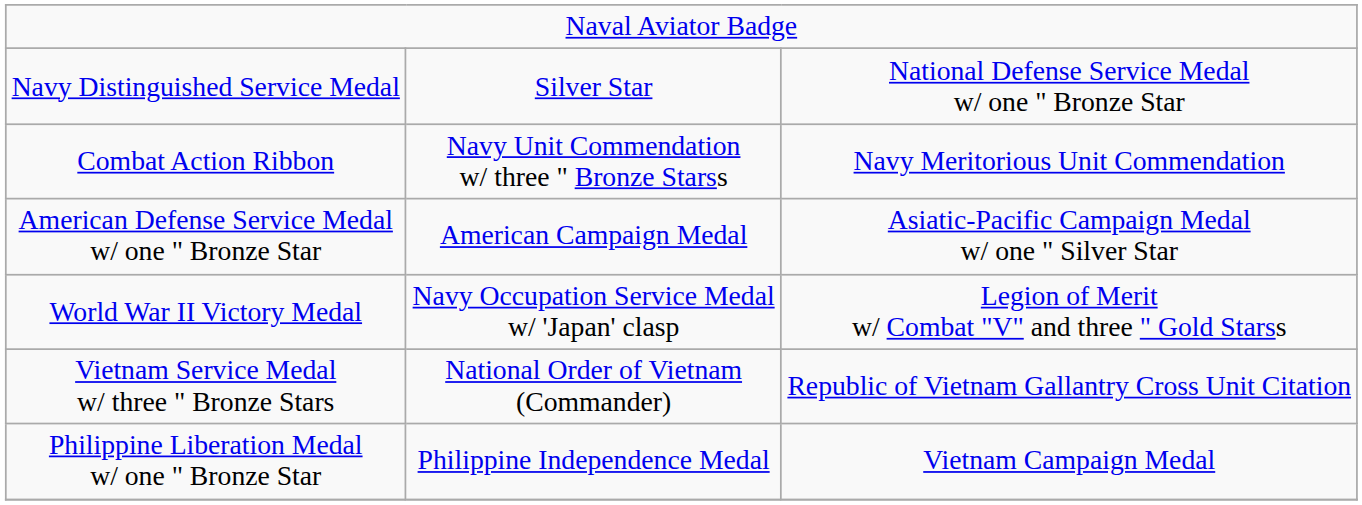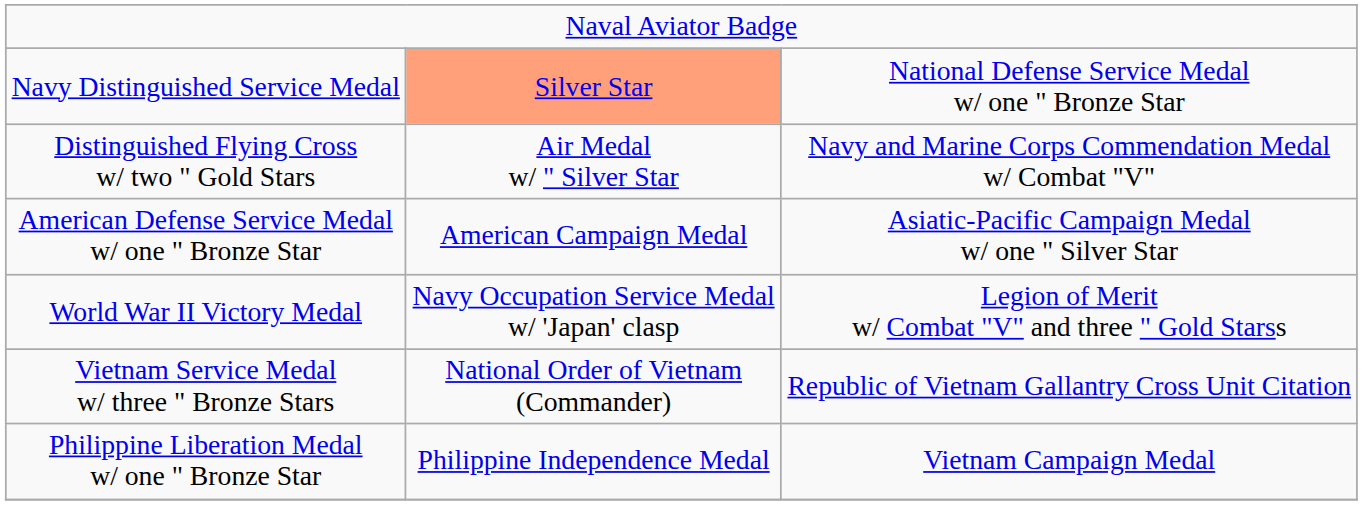(594, 85) no background -> (594, 85) lightsalmon background
+ row: (206, 160)
- row: (206, 160)
